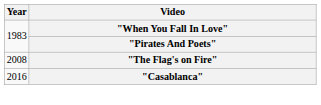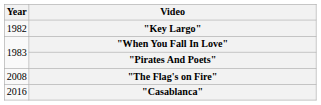+ row: (173, 28)
